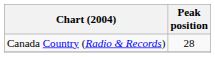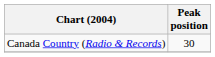(189, 43) 28 -> (189, 43) 30
